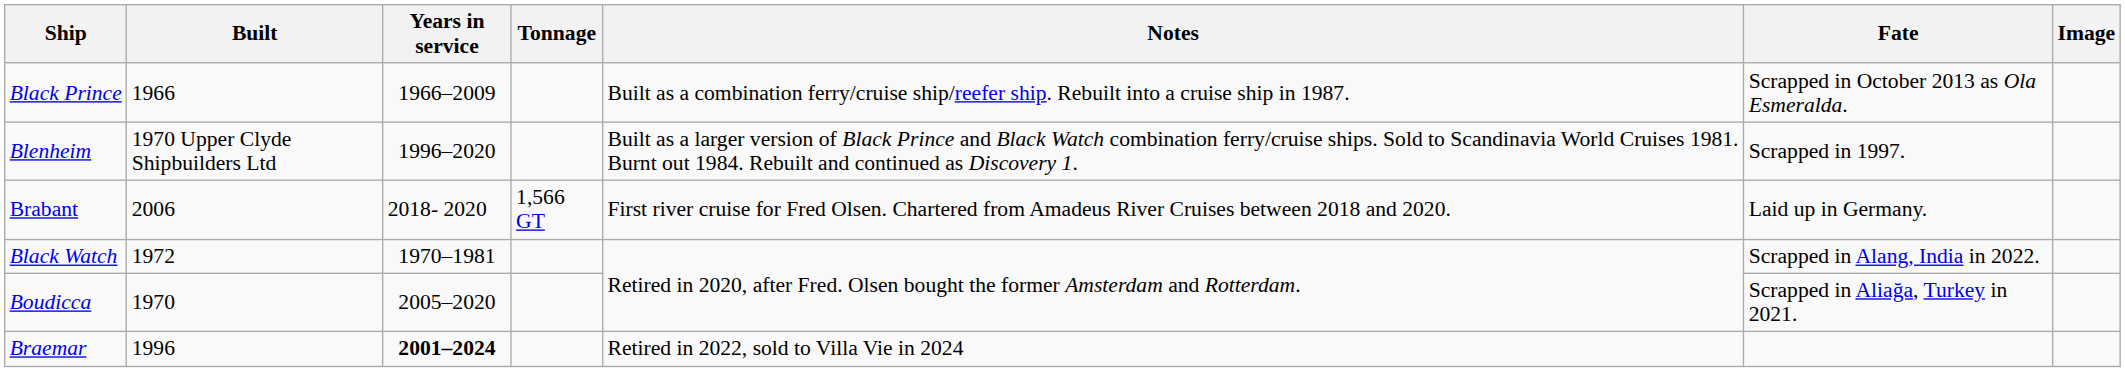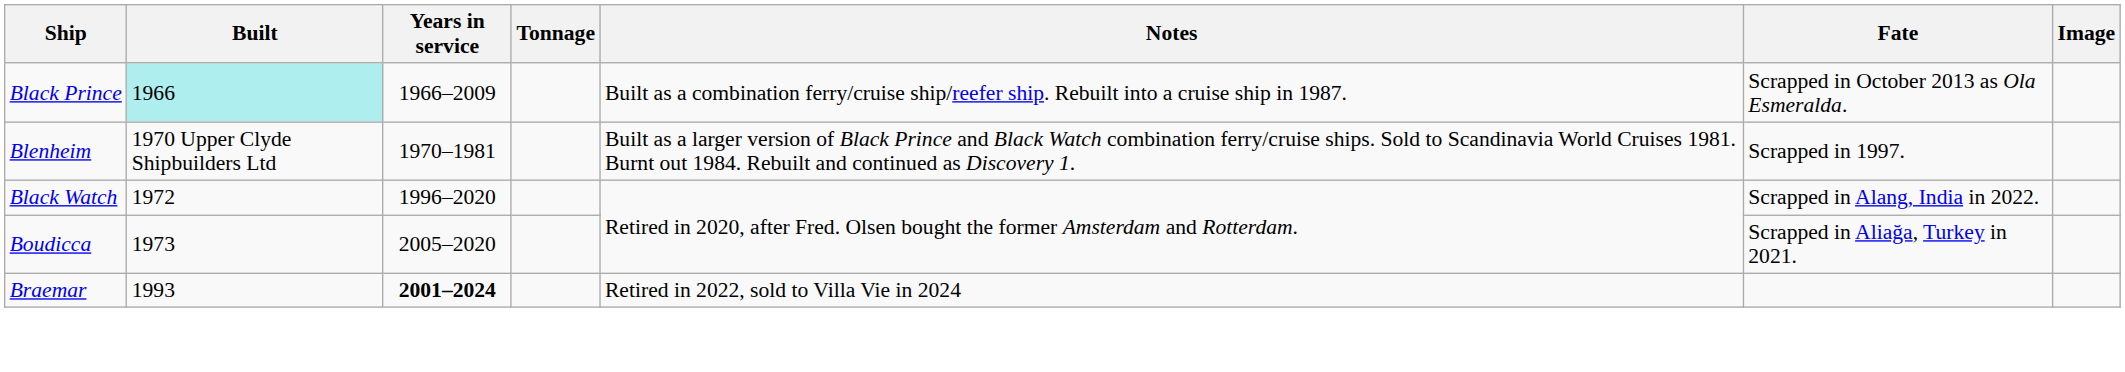(153, 92) no background -> (153, 92) paleturquoise background
(447, 150) 1996–2020 -> (447, 150) 1970–1981
- row: (44, 209)
(447, 255) 1970–1981 -> (447, 197) 1996–2020
(153, 302) 1970 -> (153, 243) 1973
(153, 348) 1996 -> (153, 290) 1993
